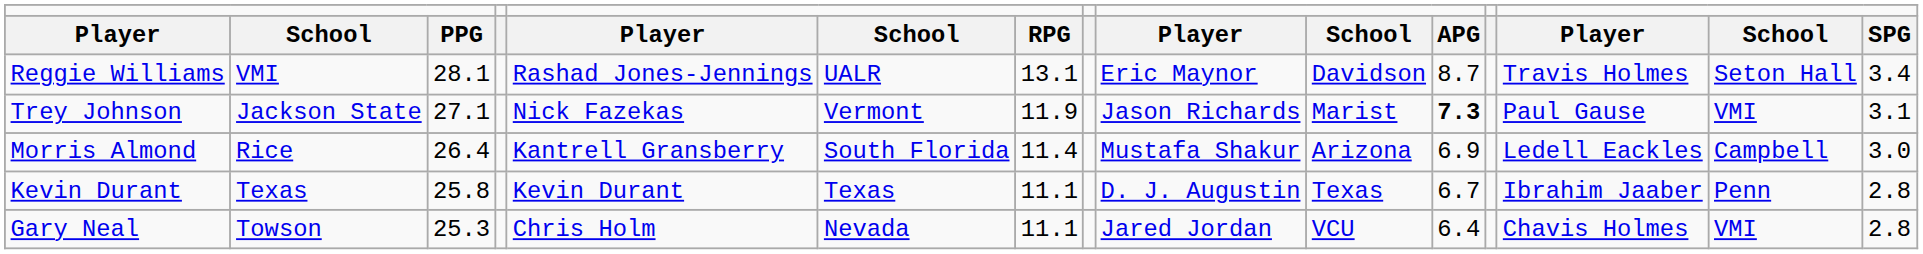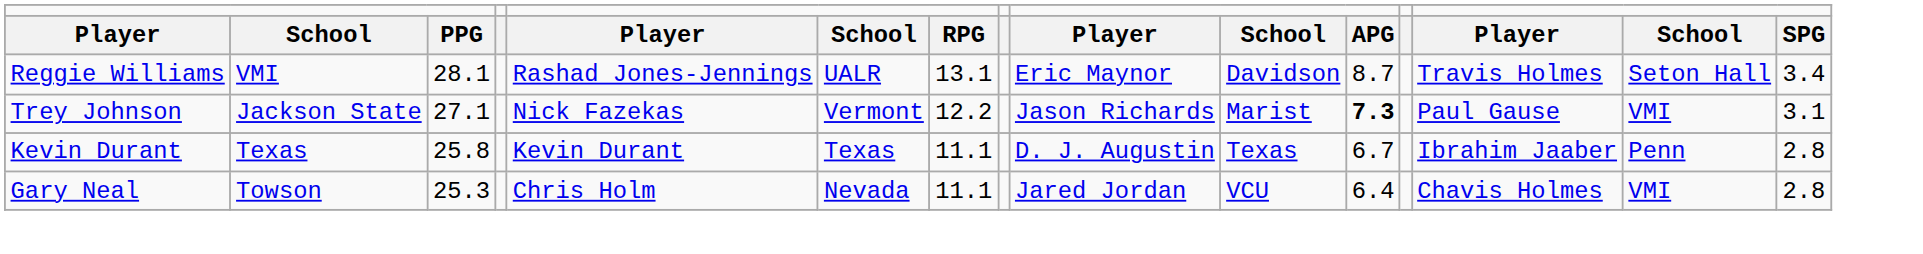(1049, 113) 11.9 -> (964, 113) 12.2
- row: (103, 152)
